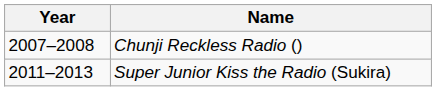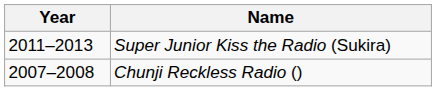rows swapped: (208, 45) <-> (253, 72)
